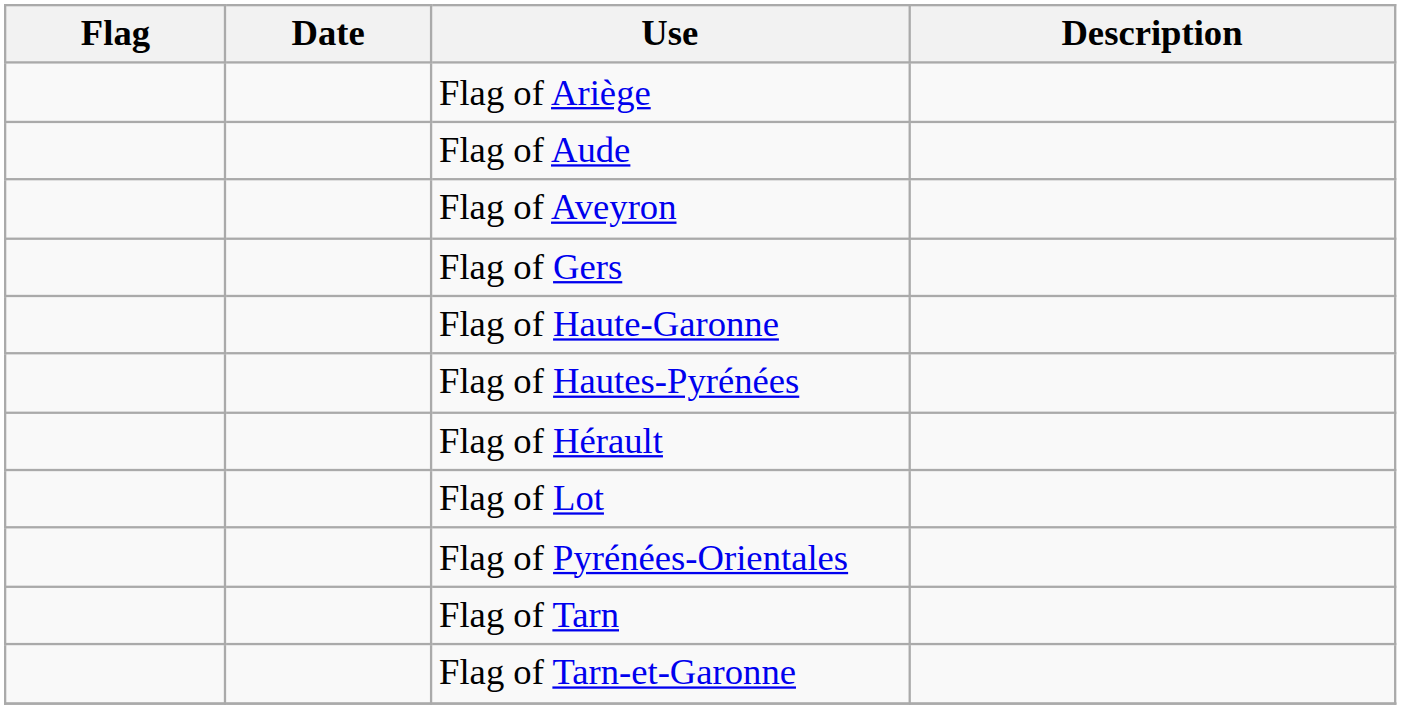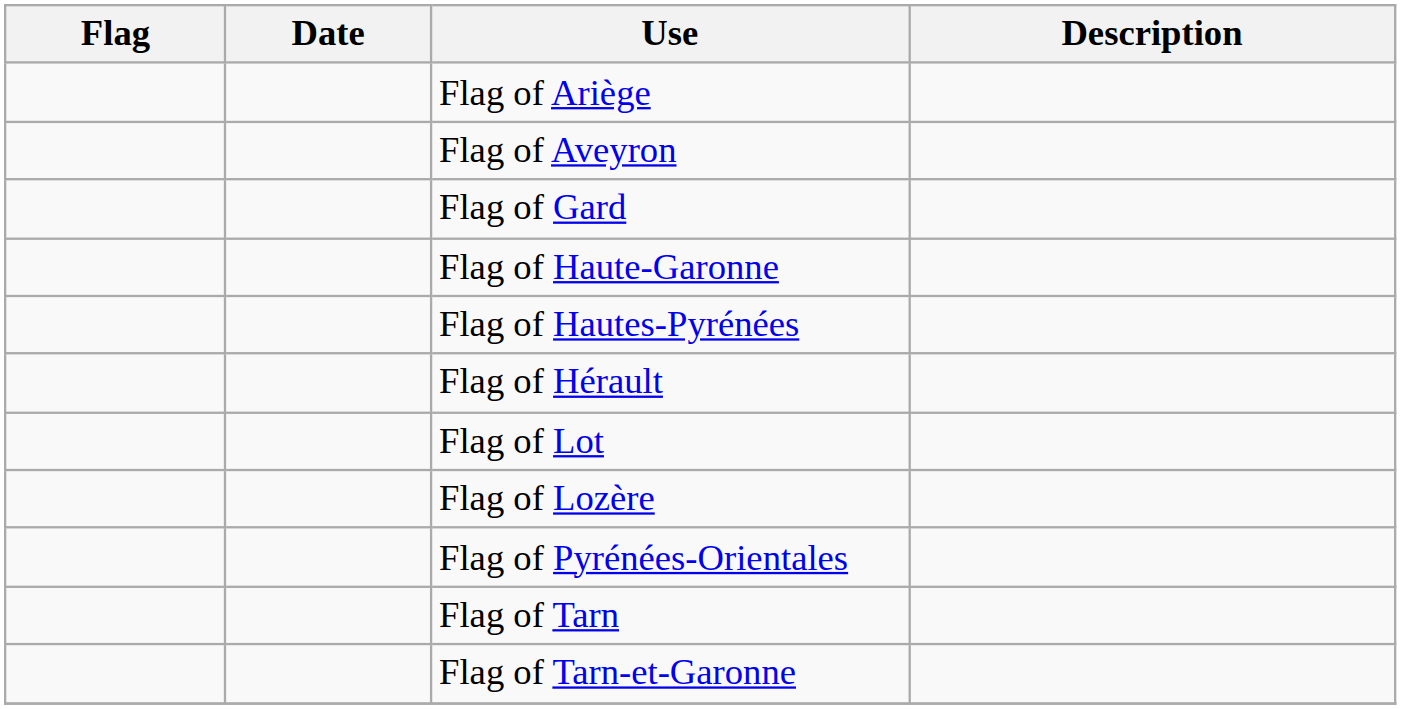- row: (535, 149)
+ row: (533, 207)
- row: (531, 265)
+ row: (547, 498)
